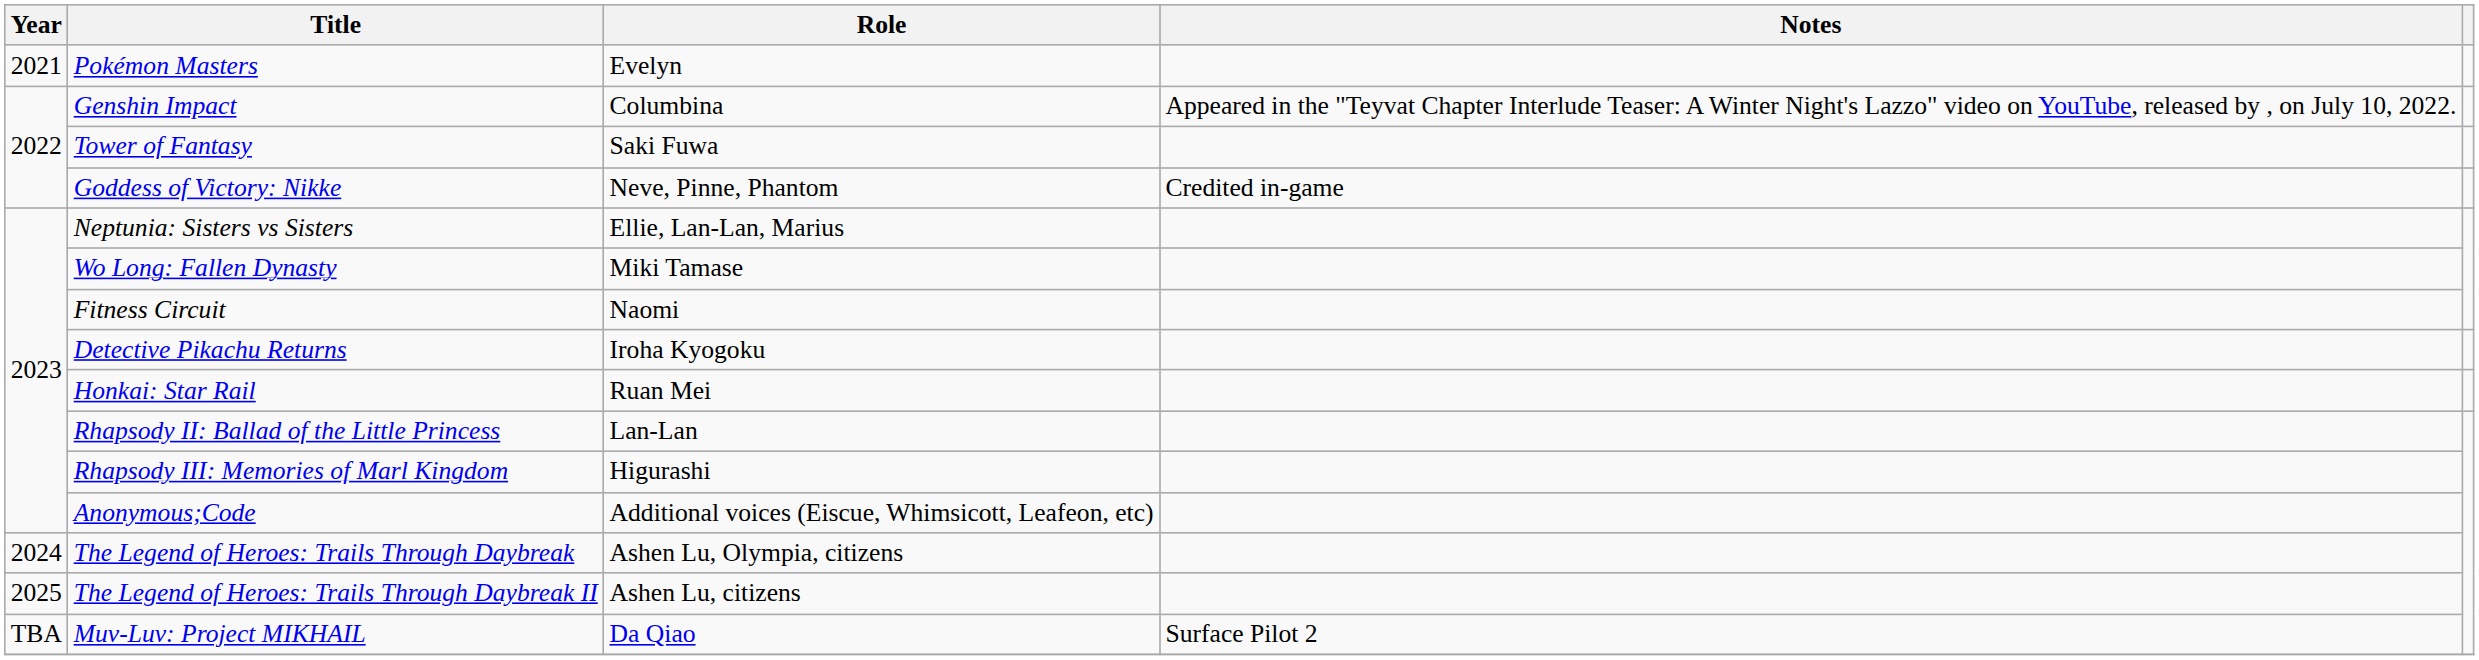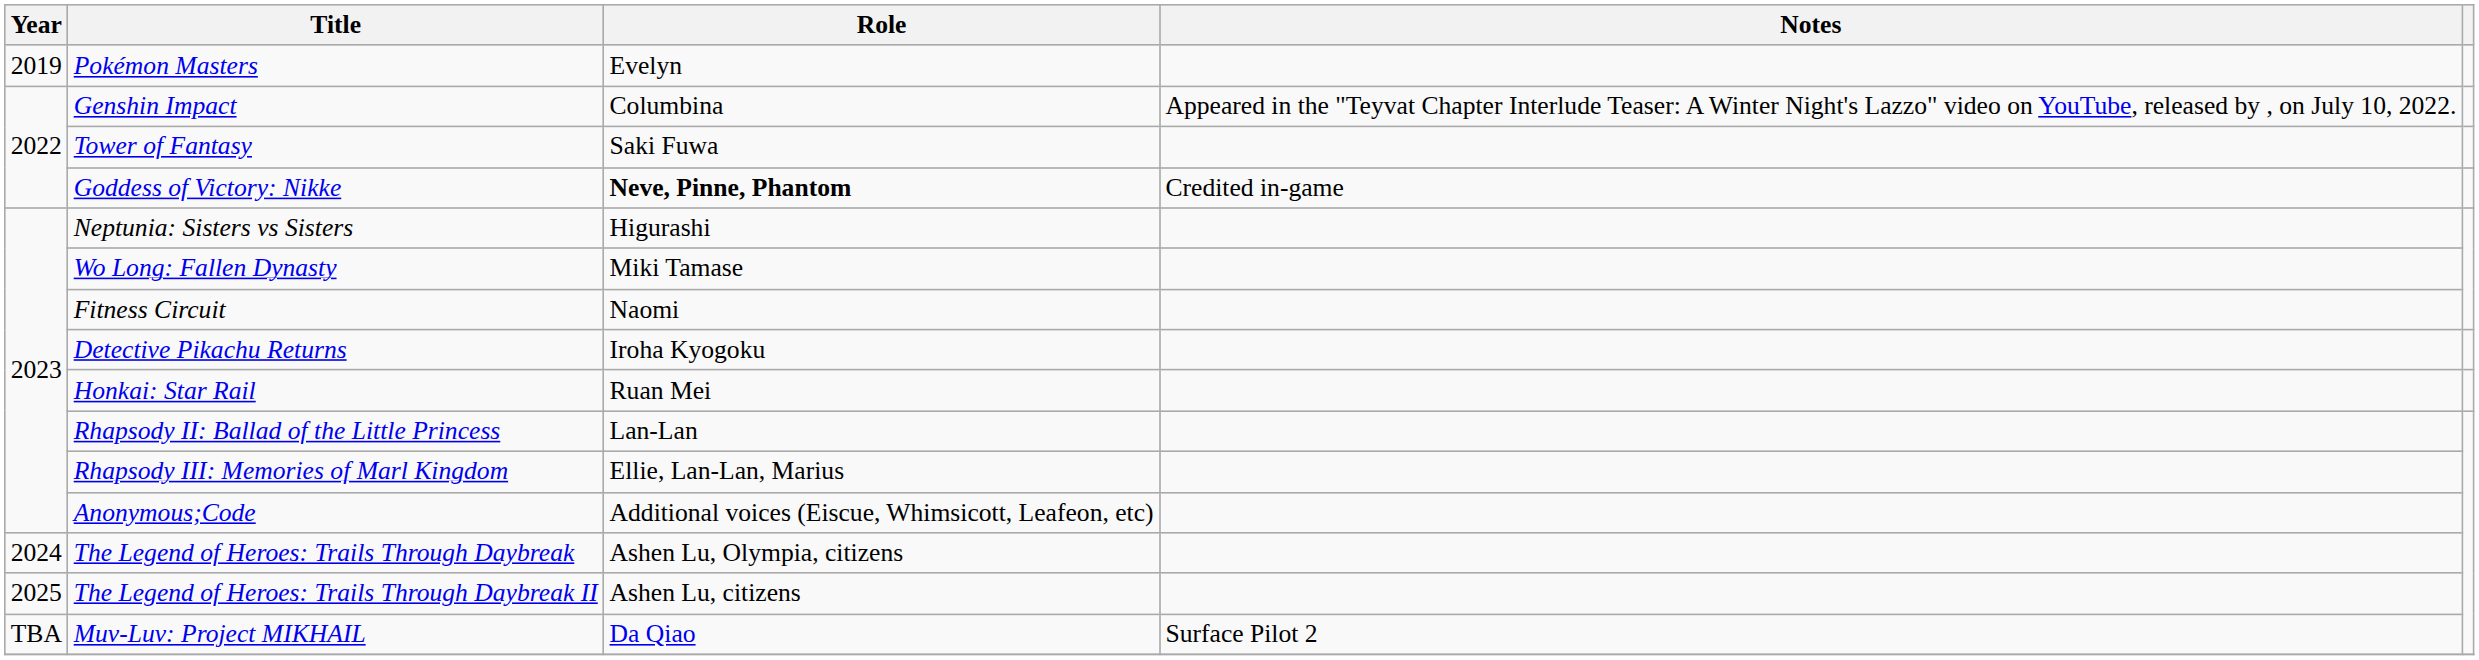(36, 65) 2021 -> (36, 65) 2019
(724, 187) normal -> (730, 187) bold
(727, 227) Ellie, Lan-Lan, Marius -> (660, 227) Higurashi
(660, 471) Higurashi -> (727, 471) Ellie, Lan-Lan, Marius
